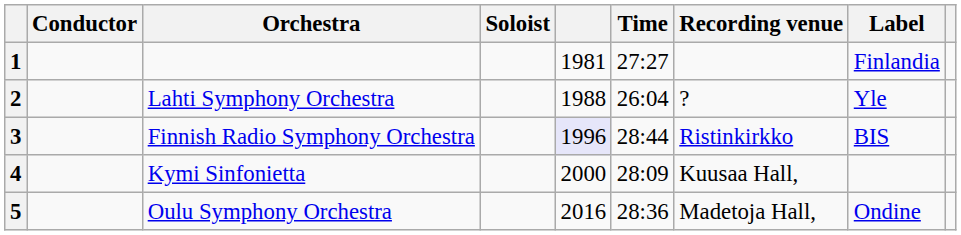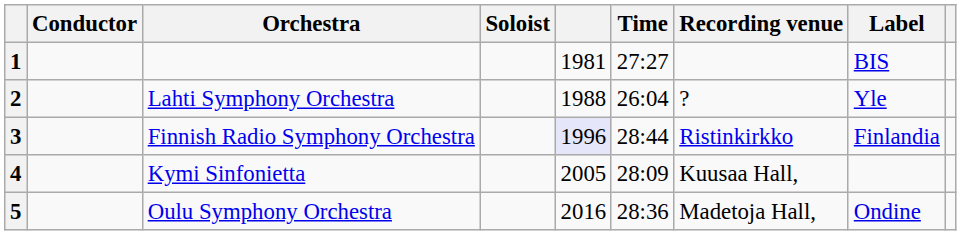(897, 61) Finlandia -> (872, 61) BIS
(872, 136) BIS -> (897, 136) Finlandia
(583, 173) 2000 -> (583, 173) 2005
